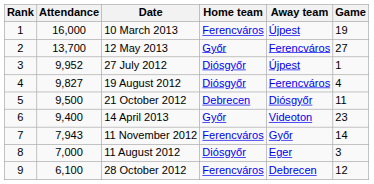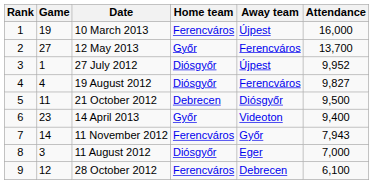columns swapped: (351, 13) <-> (69, 13)
